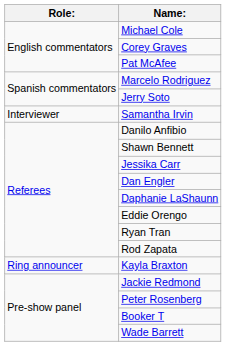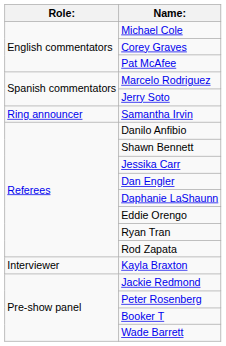(33, 114) Interviewer -> (45, 114) Ring announcer
(45, 266) Ring announcer -> (33, 266) Interviewer
